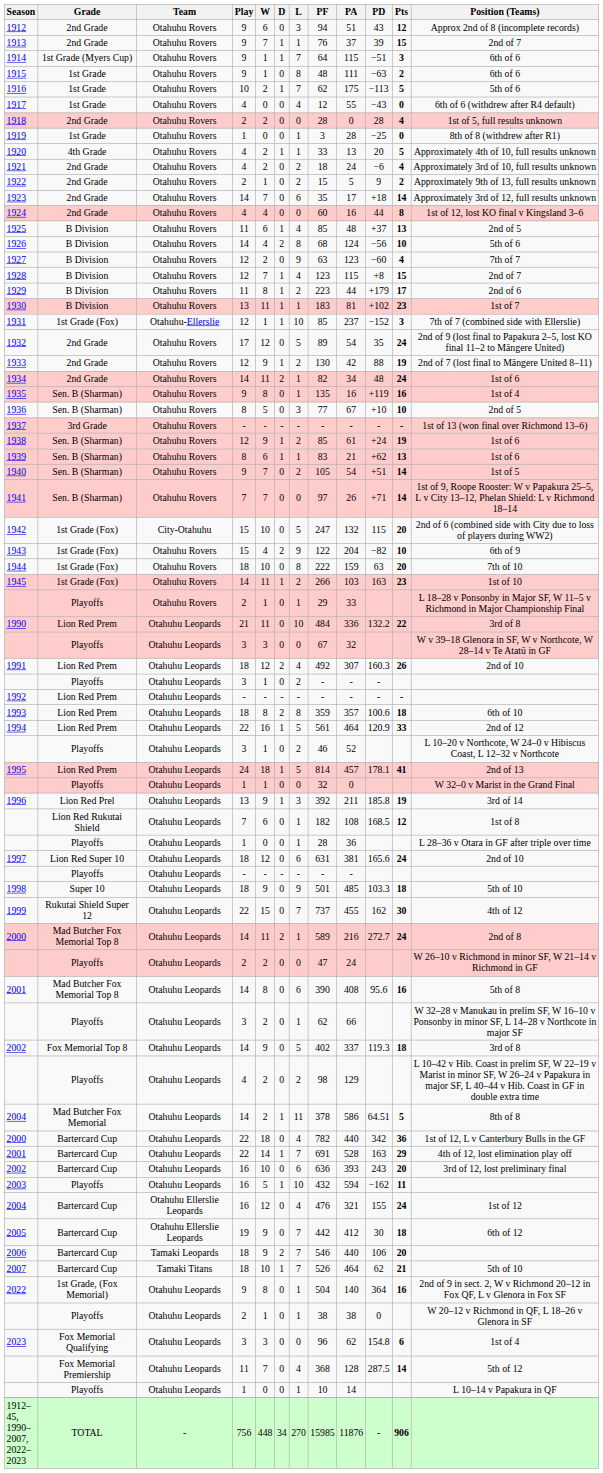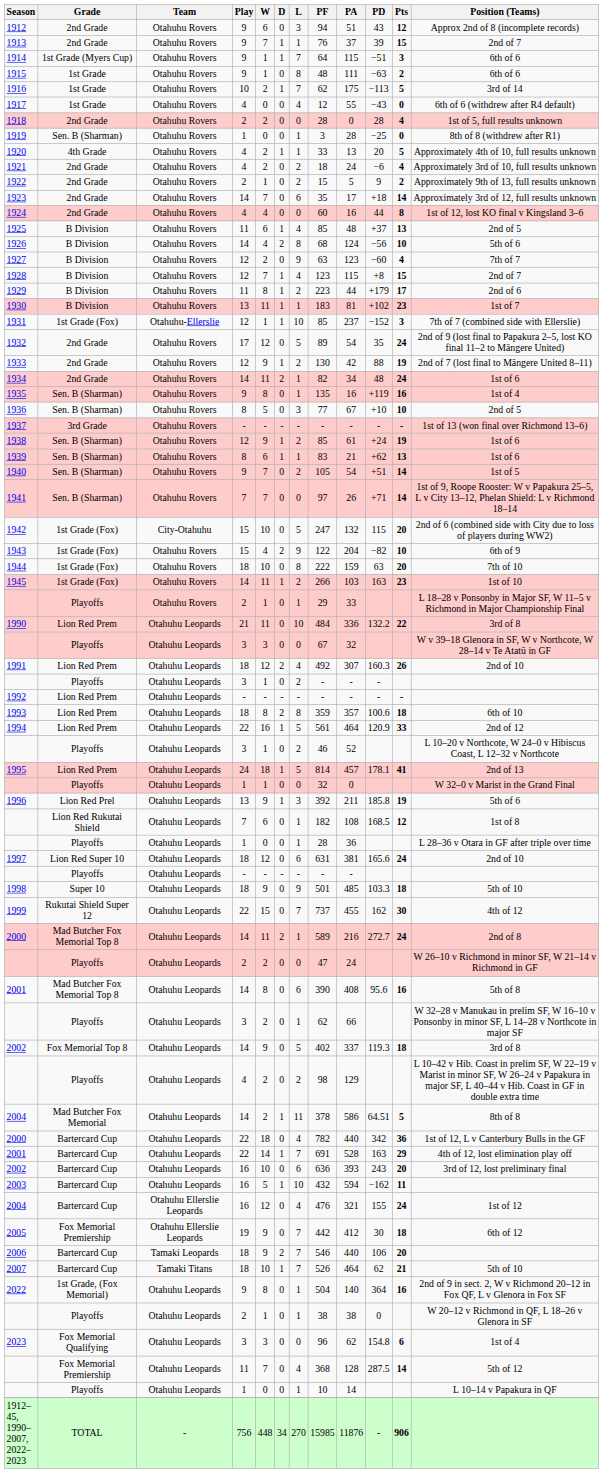(505, 89) 5th of 6 -> (505, 89) 3rd of 14
(87, 136) 1st Grade -> (87, 136) Sen. B (Sharman)
(505, 801) 3rd of 14 -> (505, 801) 5th of 6
(87, 1185) Playoffs -> (87, 1185) Bartercard Cup
(87, 1232) Bartercard Cup -> (87, 1232) Fox Memorial Premiership
